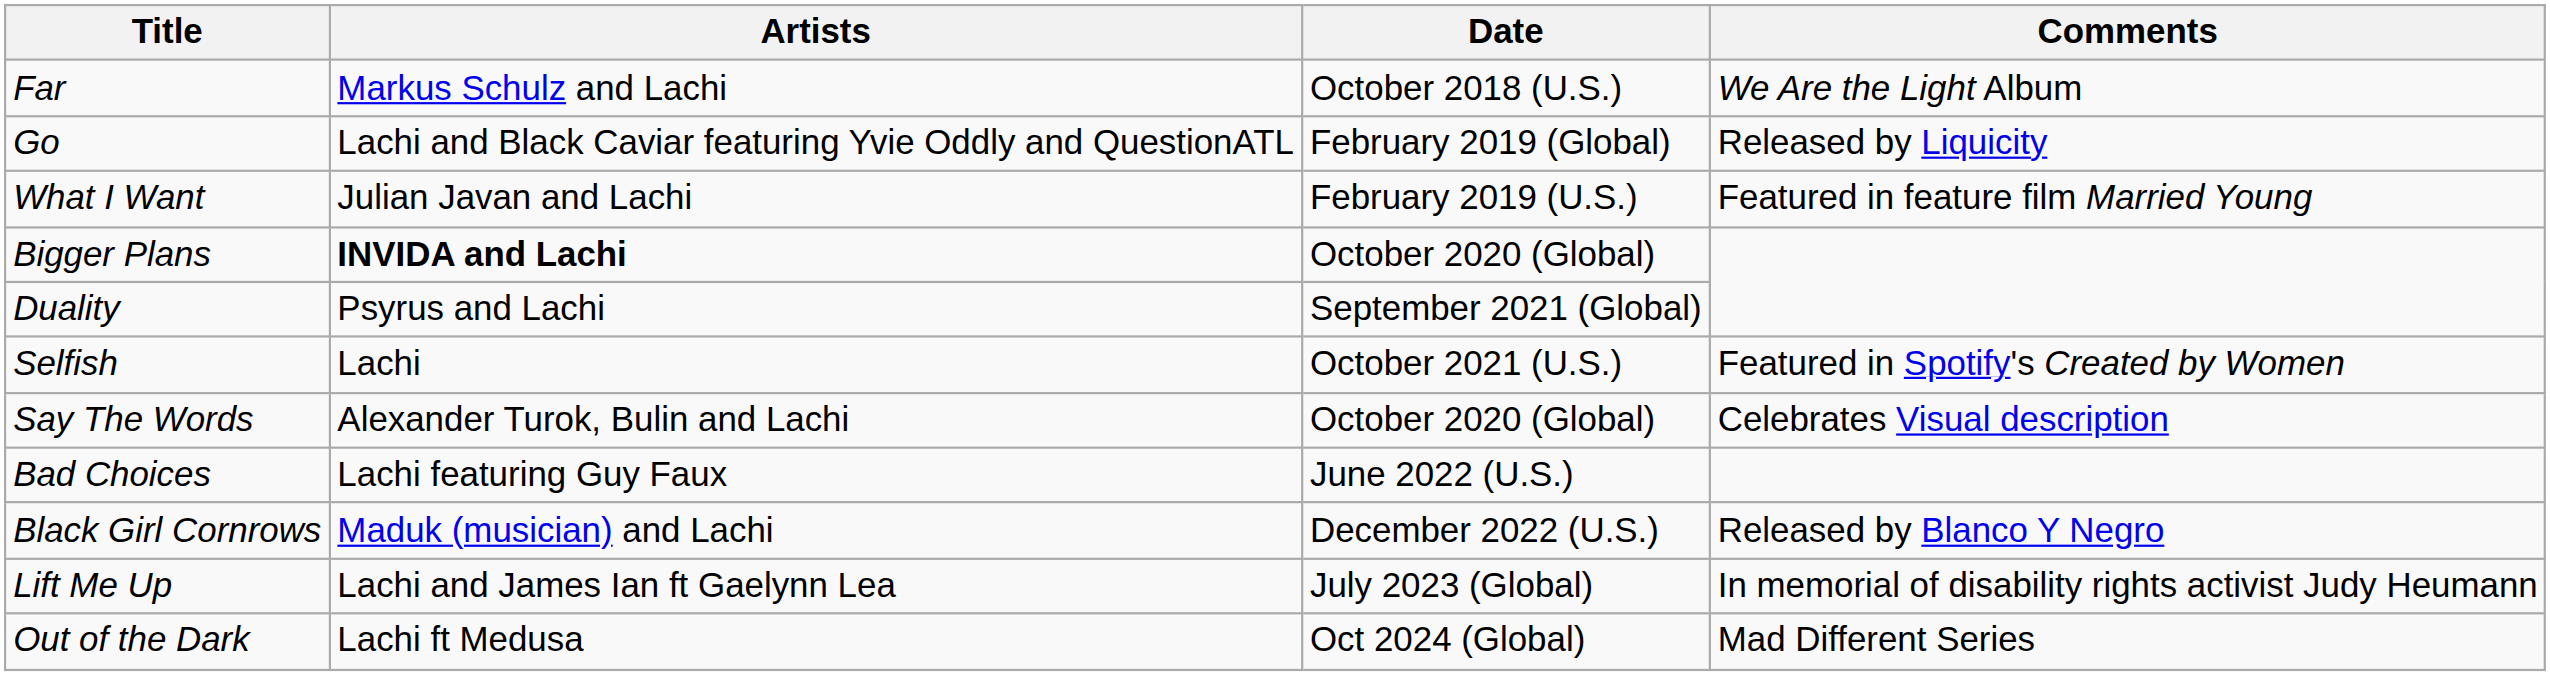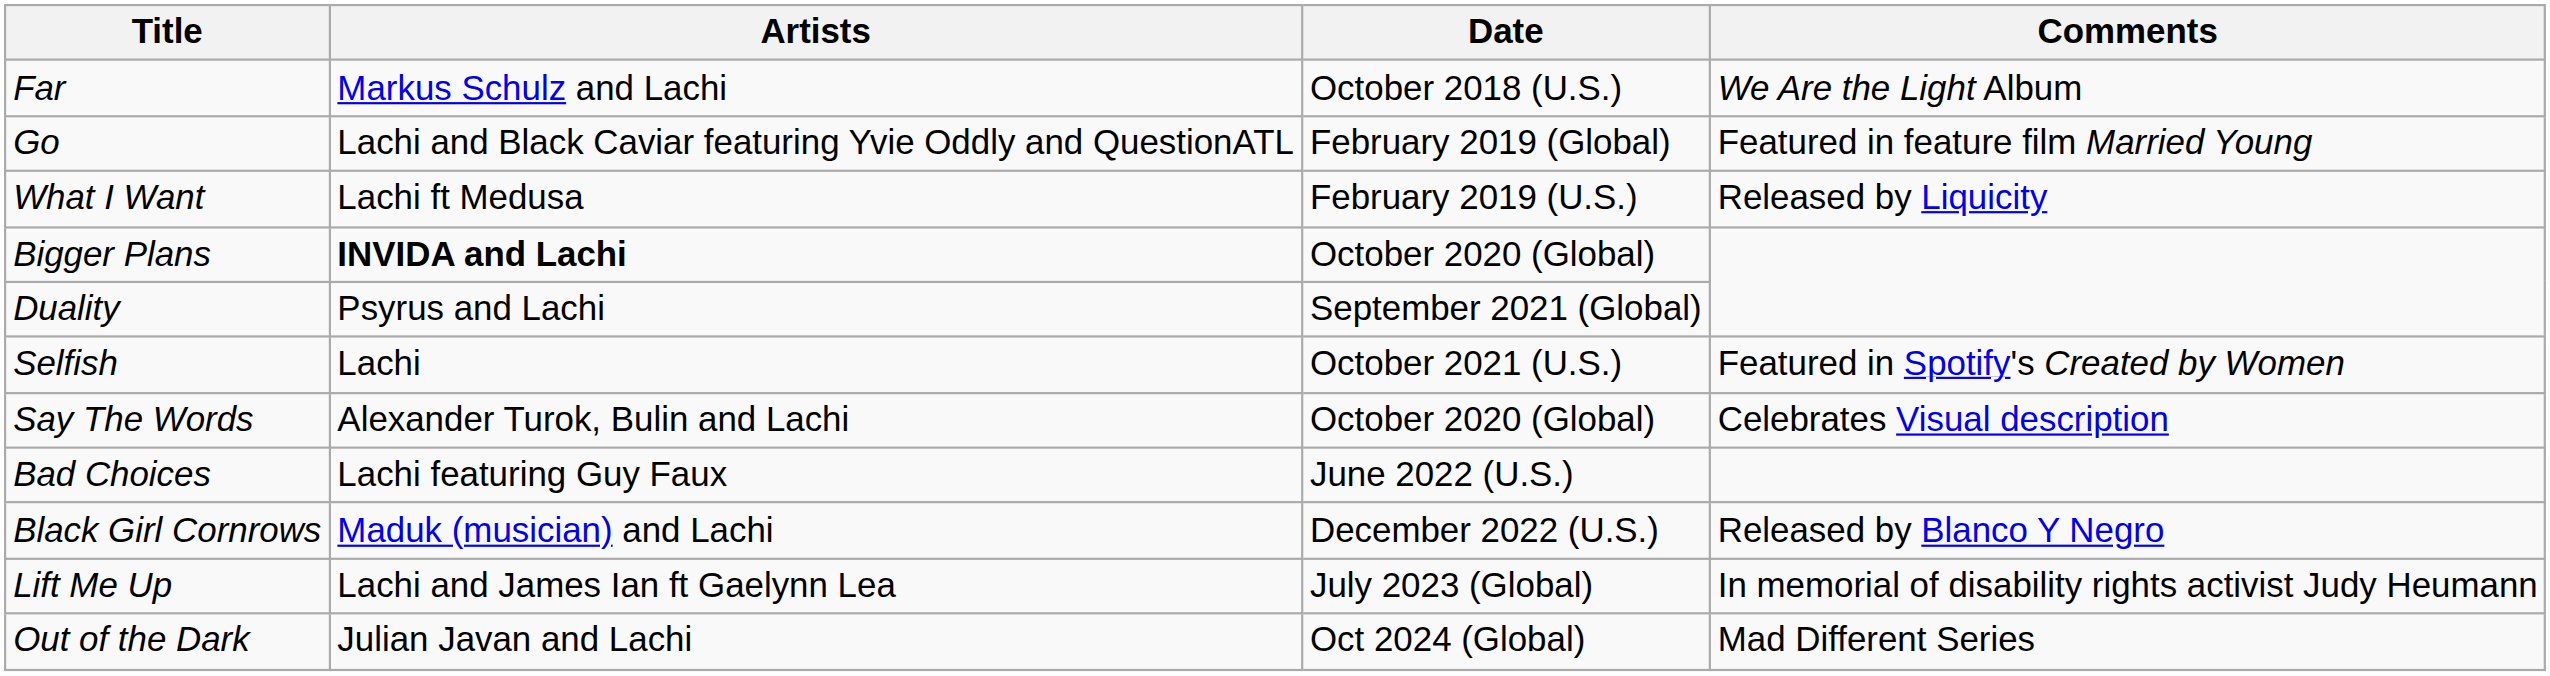(1883, 142) Released by Liquicity -> (2015, 142) Featured in feature film Married Young
(515, 198) Julian Javan and Lachi -> (460, 198) Lachi ft Medusa
(2015, 198) Featured in feature film Married Young -> (1883, 198) Released by Liquicity
(460, 640) Lachi ft Medusa -> (515, 640) Julian Javan and Lachi
